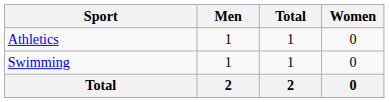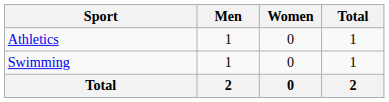columns swapped: (353, 16) <-> (291, 16)
